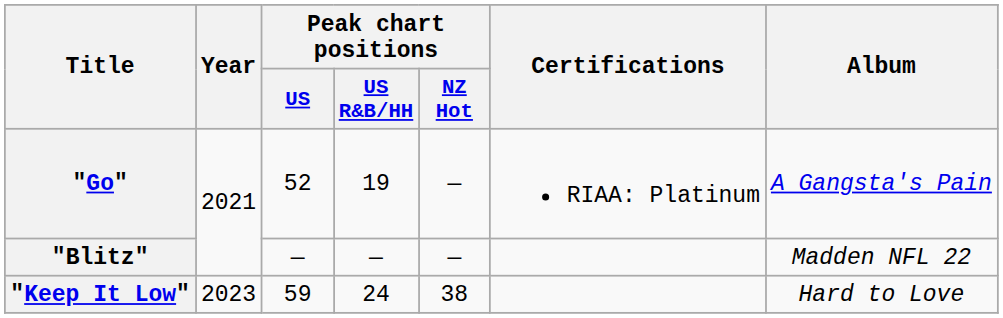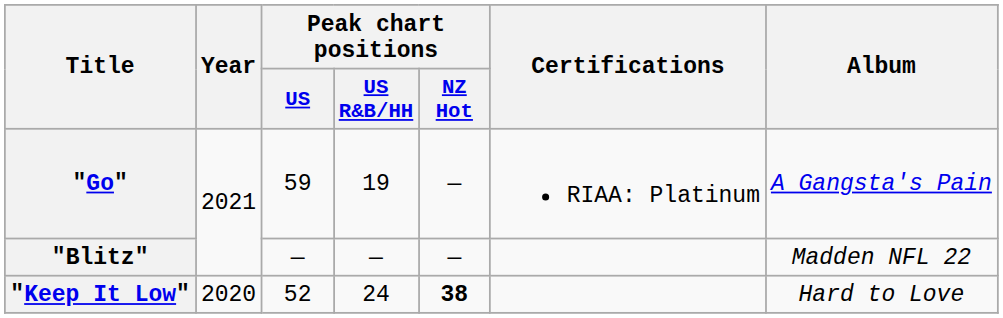(298, 184) 52 -> (298, 184) 59
(229, 295) 2023 -> (229, 295) 2020
(298, 295) 59 -> (298, 295) 52
(454, 295) normal -> (454, 295) bold
